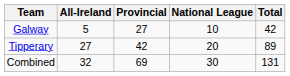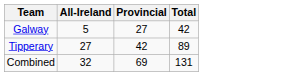- column: (212, 12)
